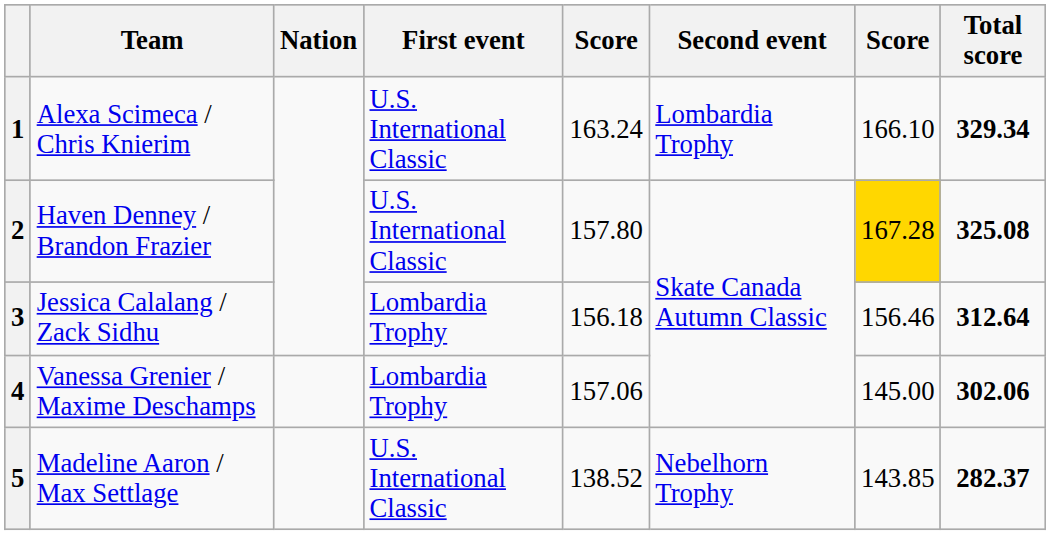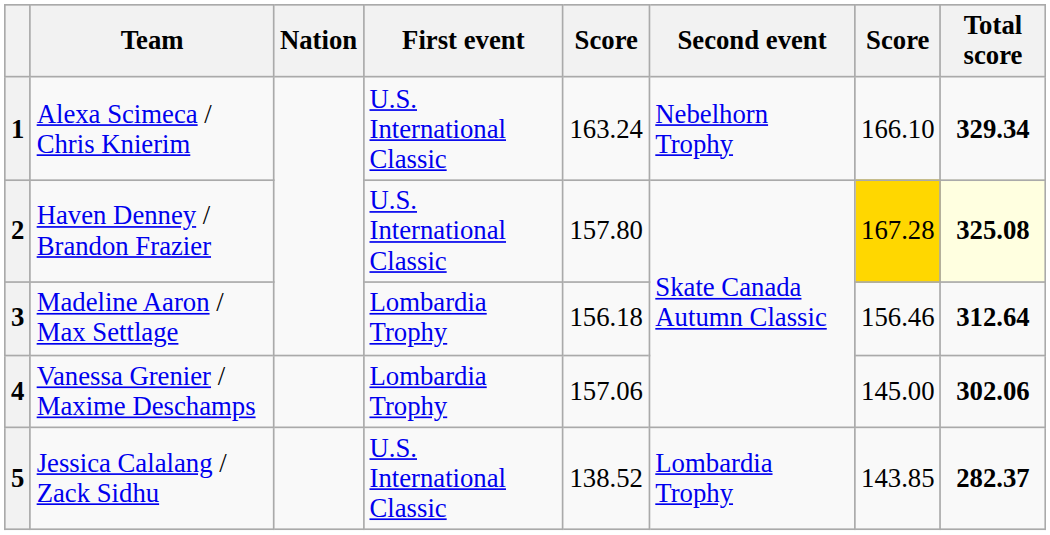(714, 128) Lombardia Trophy -> (712, 128) Nebelhorn Trophy
(993, 230) no background -> (993, 230) lightyellow background
(132, 318) Jessica Calalang / Zack Sidhu -> (130, 318) Madeline Aaron / Max Settlage
(130, 478) Madeline Aaron / Max Settlage -> (132, 478) Jessica Calalang / Zack Sidhu
(712, 478) Nebelhorn Trophy -> (714, 478) Lombardia Trophy
